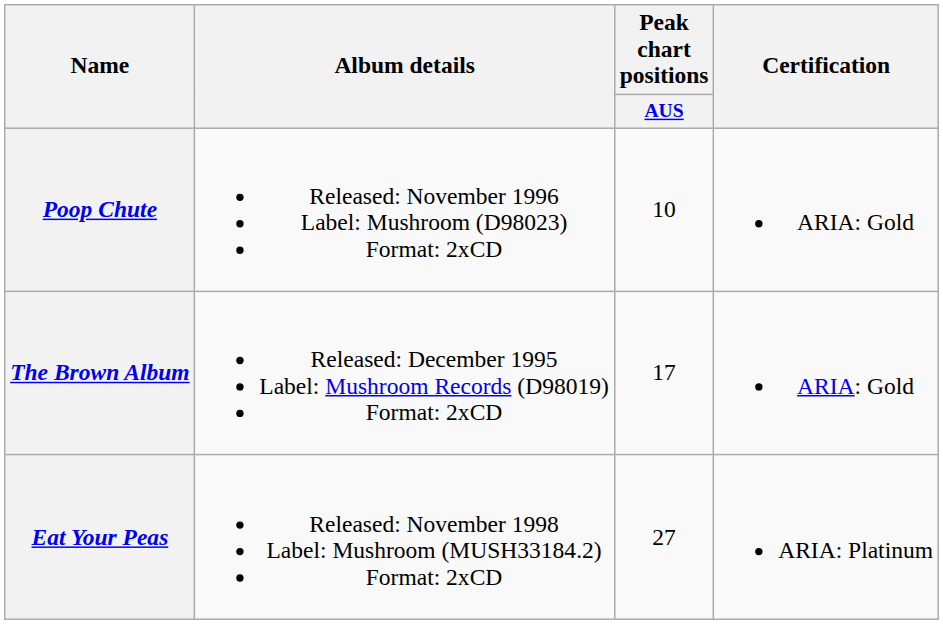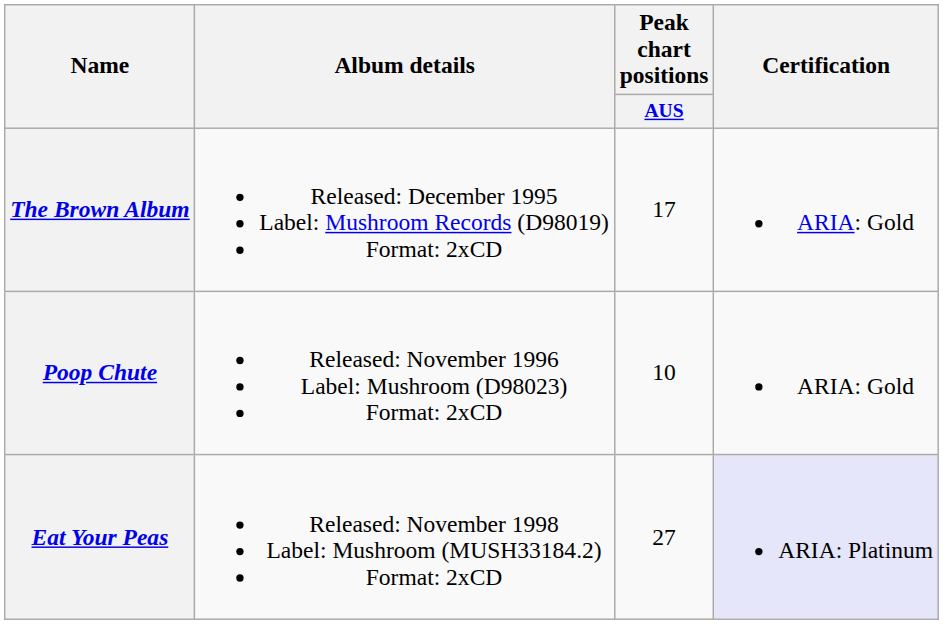rows swapped: (100, 373) <-> (100, 209)
(826, 550) no background -> (826, 550) lavender background
